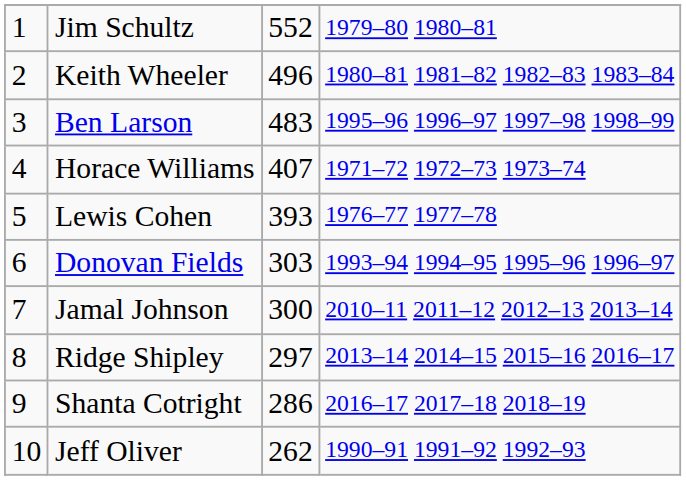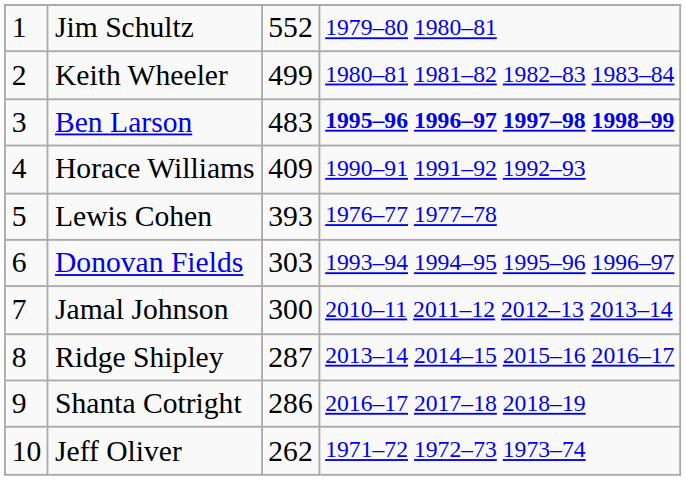(290, 74) 496 -> (290, 74) 499
(500, 121) normal -> (500, 121) bold
(290, 168) 407 -> (290, 168) 409
(455, 168) 1971–72 1972–73 1973–74 -> (455, 168) 1990–91 1991–92 1992–93
(290, 356) 297 -> (290, 356) 287
(455, 450) 1990–91 1991–92 1992–93 -> (455, 450) 1971–72 1972–73 1973–74
